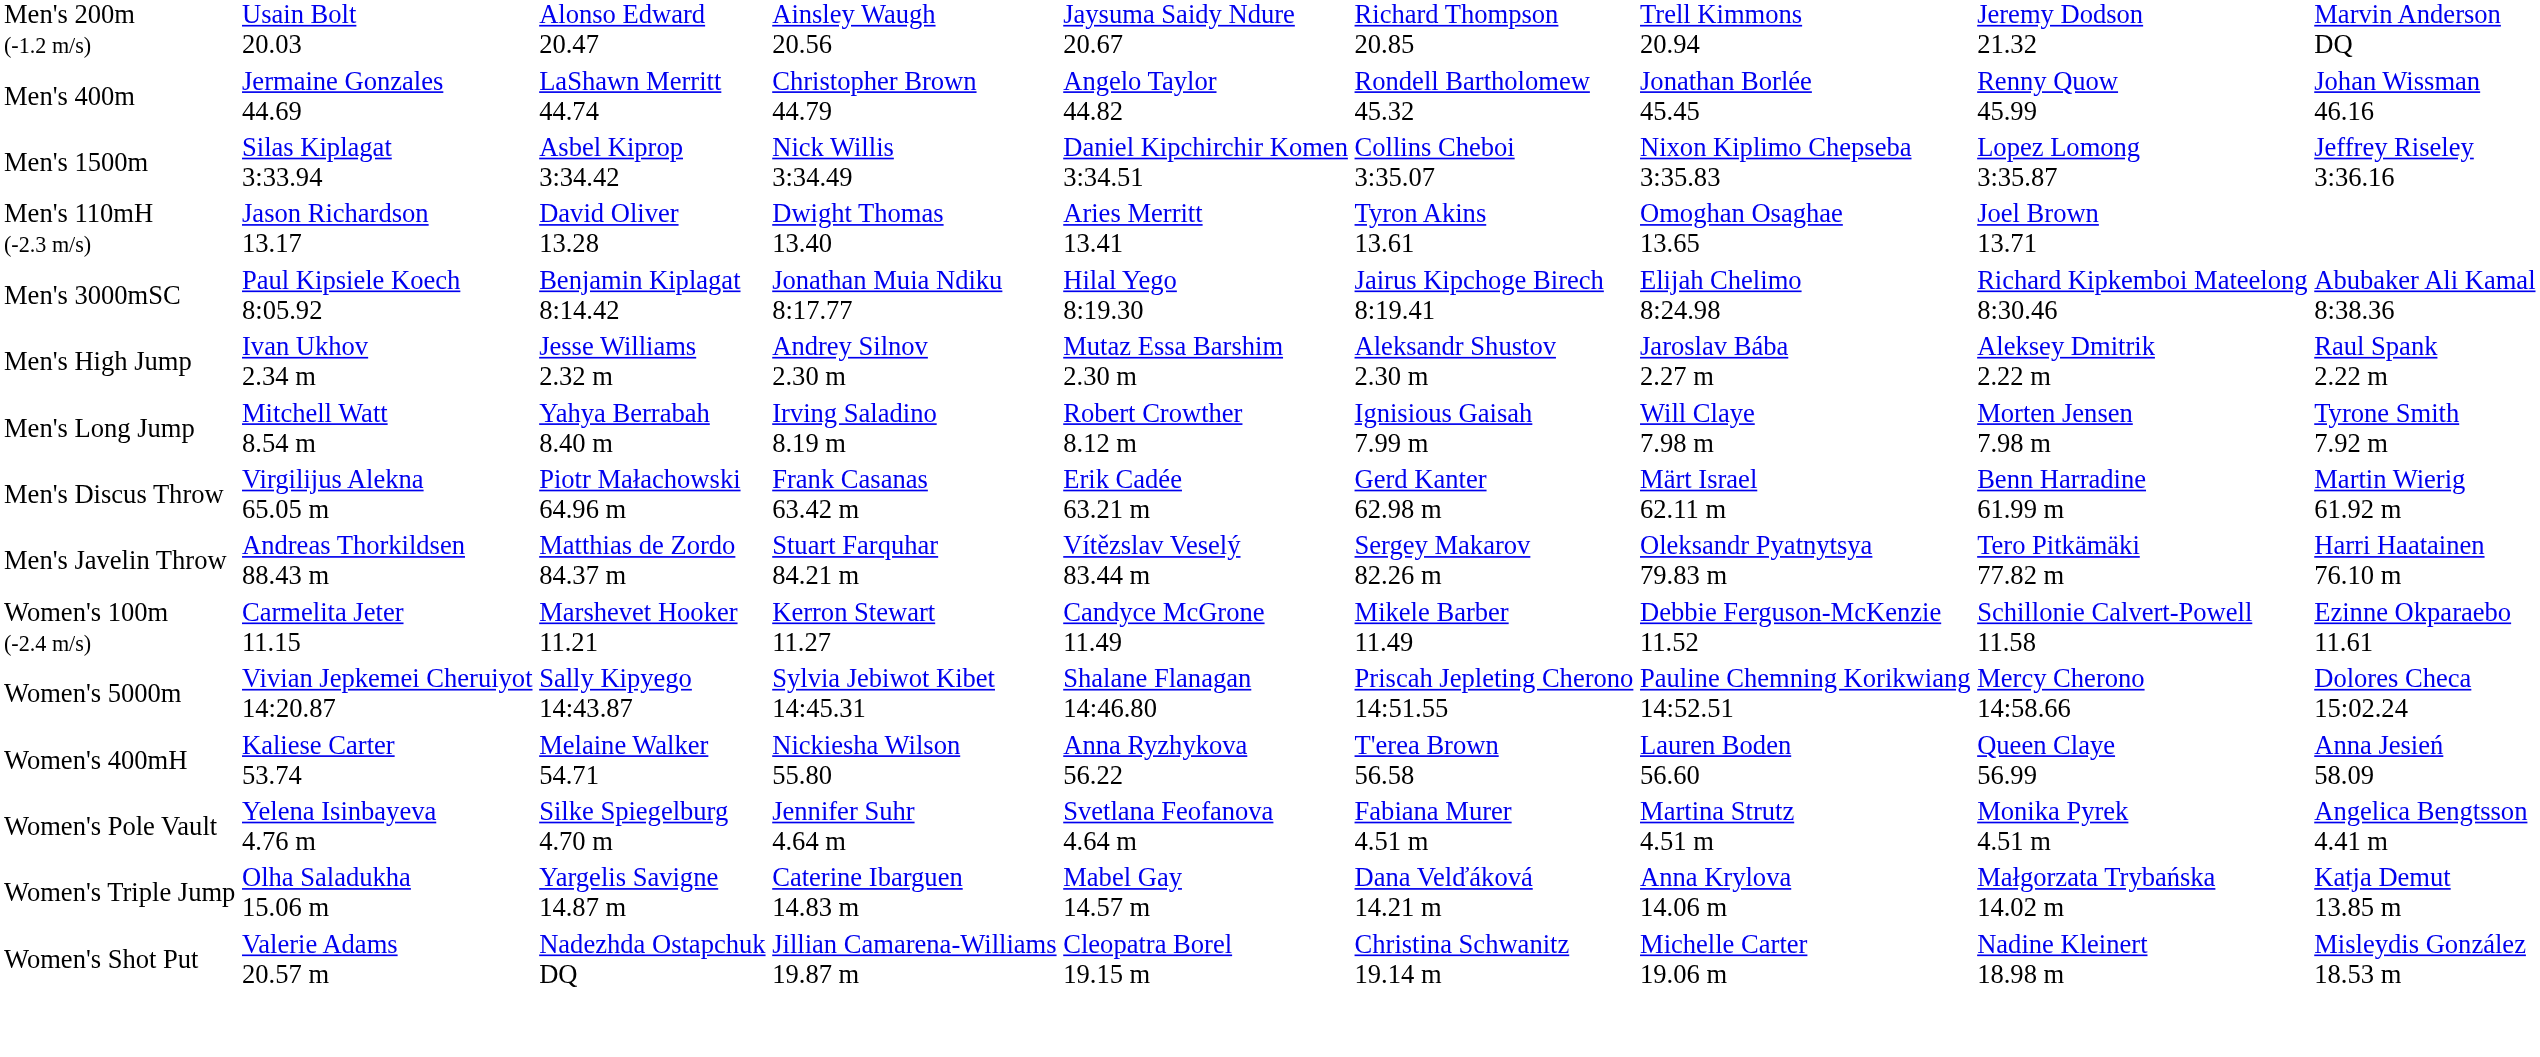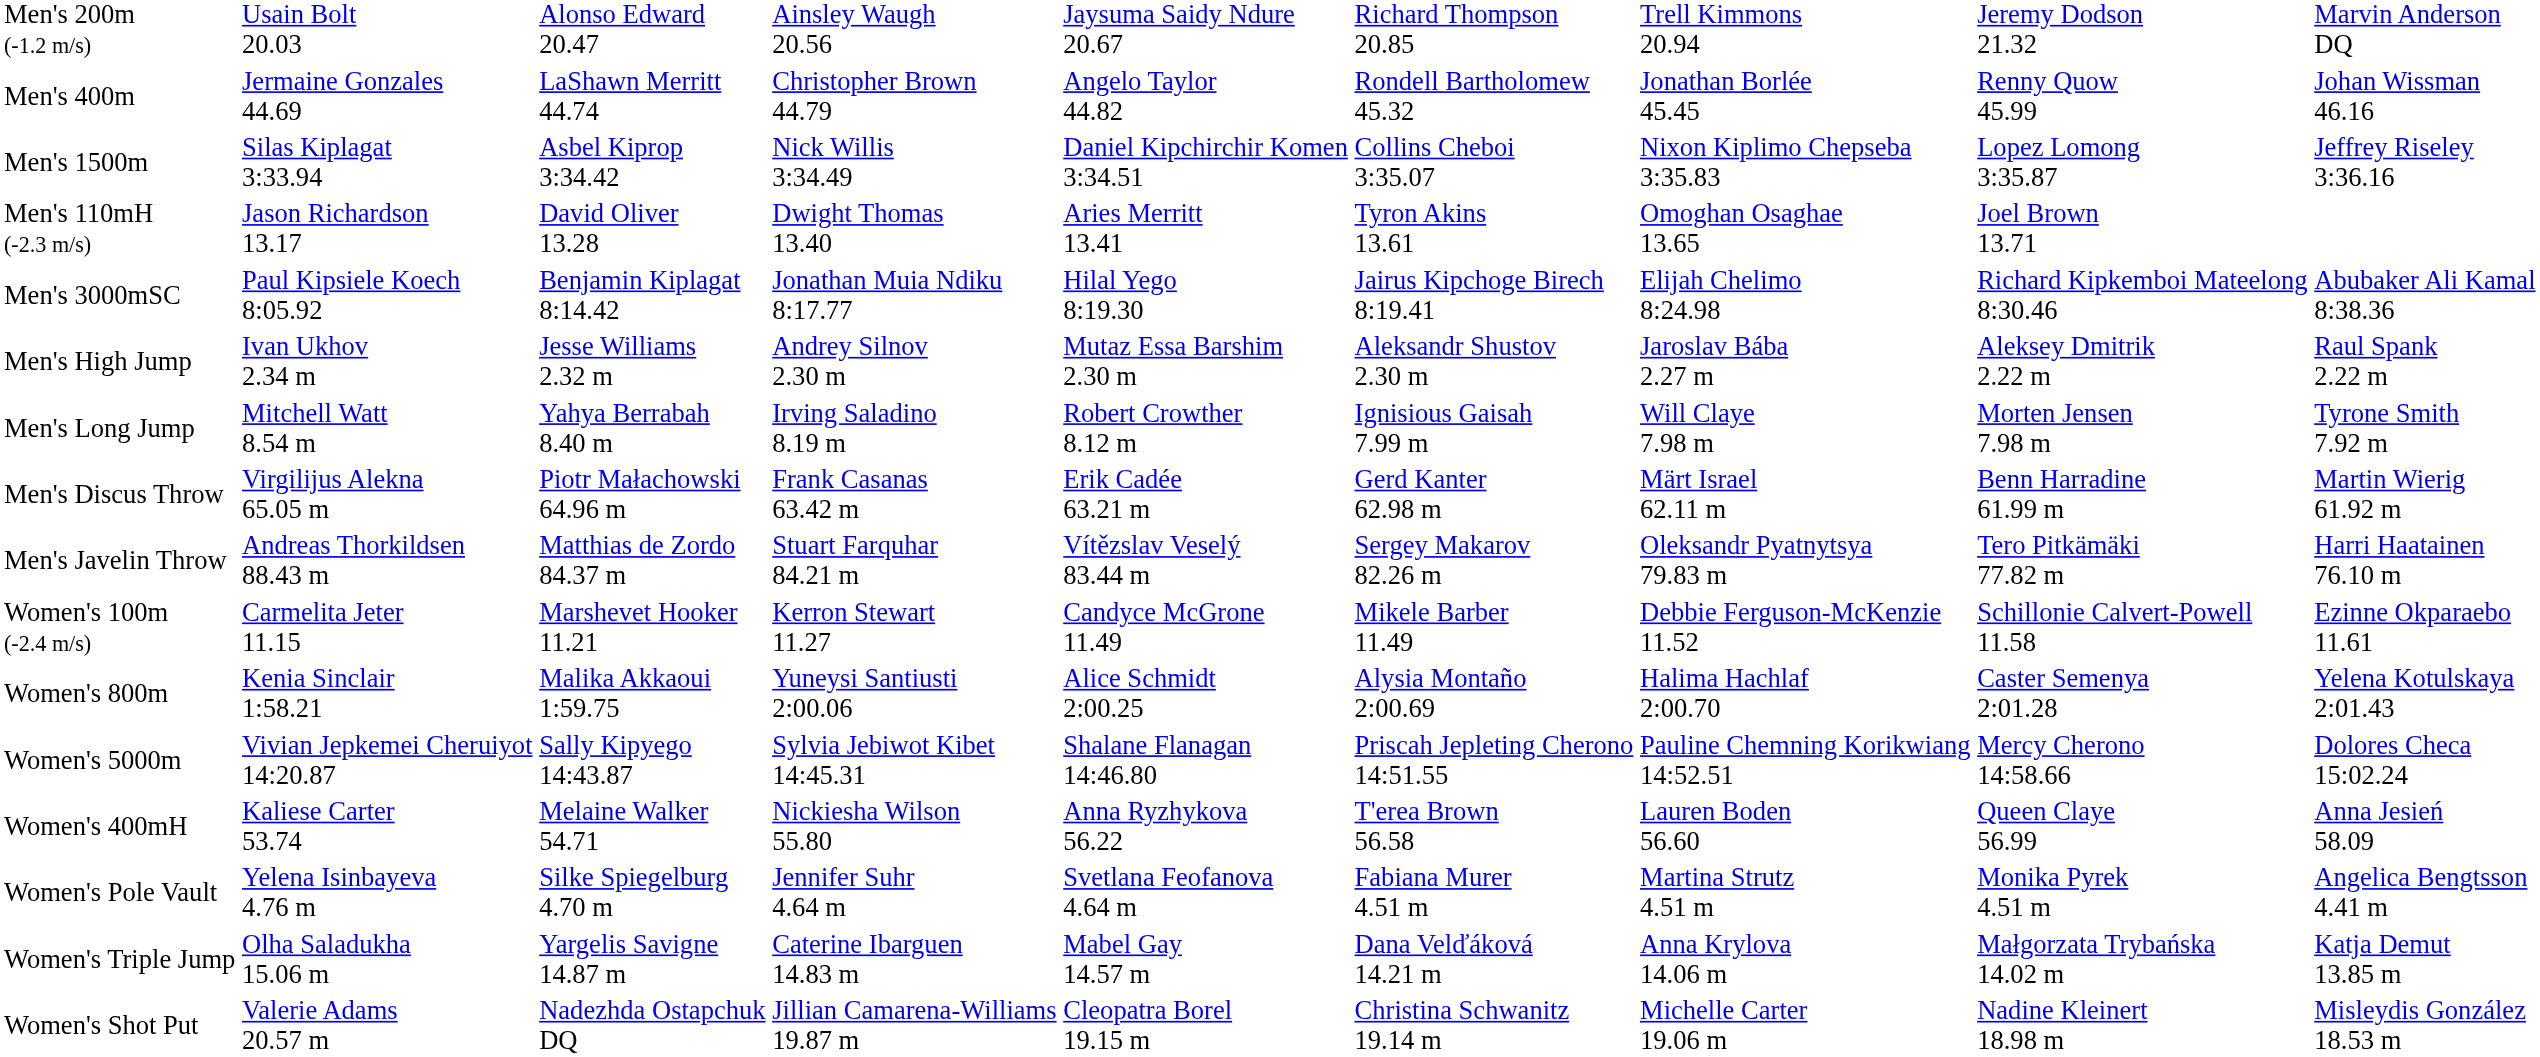+ row: (86, 693)
